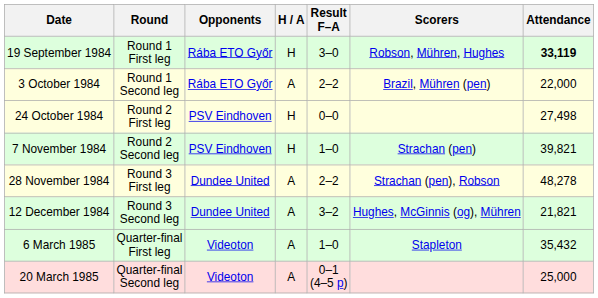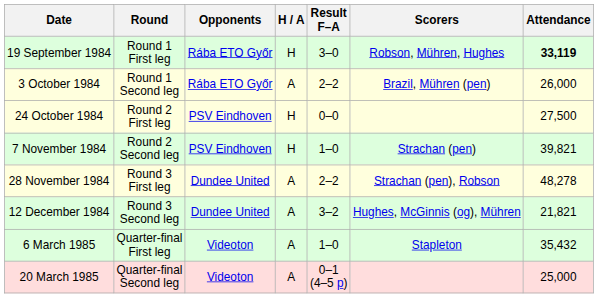(558, 84) 22,000 -> (558, 84) 26,000
(558, 116) 27,498 -> (558, 116) 27,500
